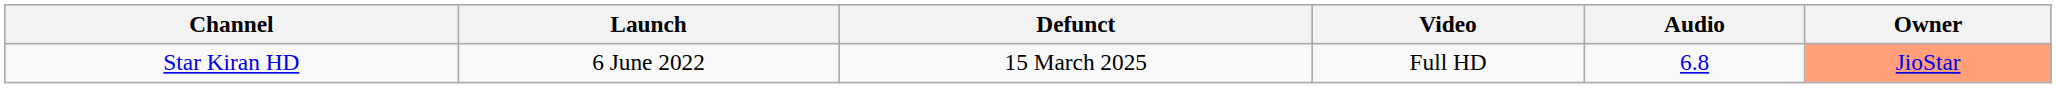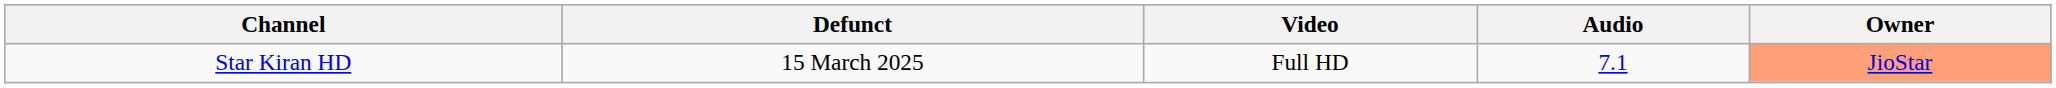- column: (649, 24)
(1695, 62) 6.8 -> (1613, 62) 7.1
